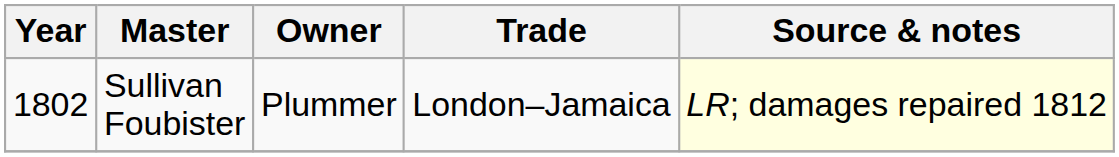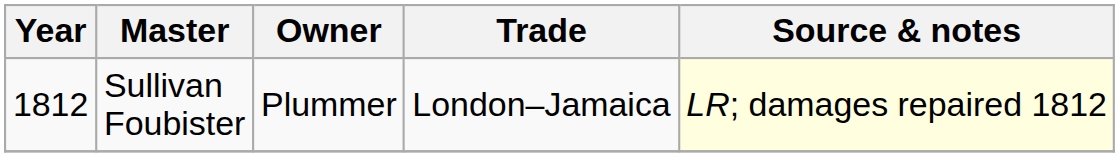(51, 104) 1802 -> (51, 104) 1812
